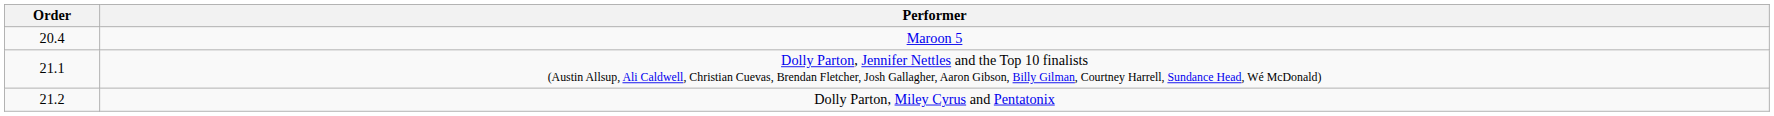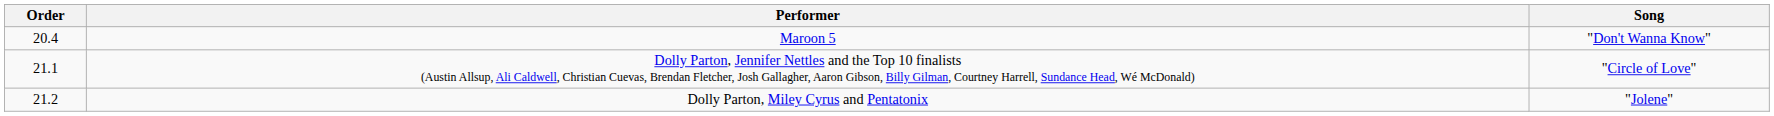+ column: (1649, 15)
